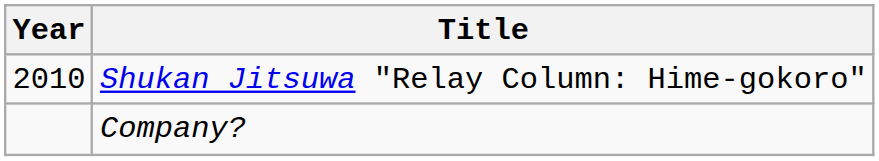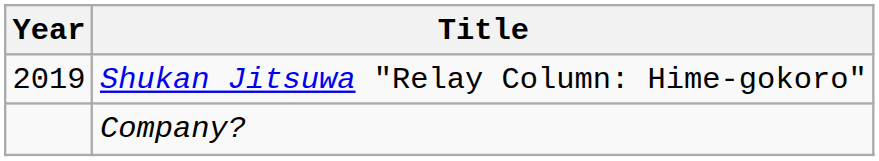(49, 80) 2010 -> (49, 80) 2019
